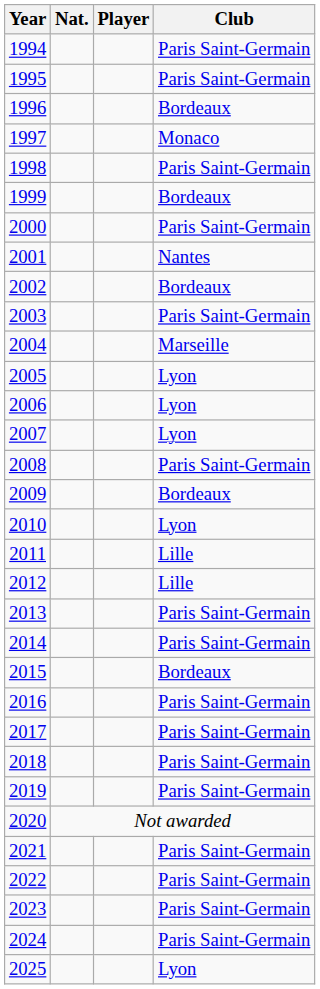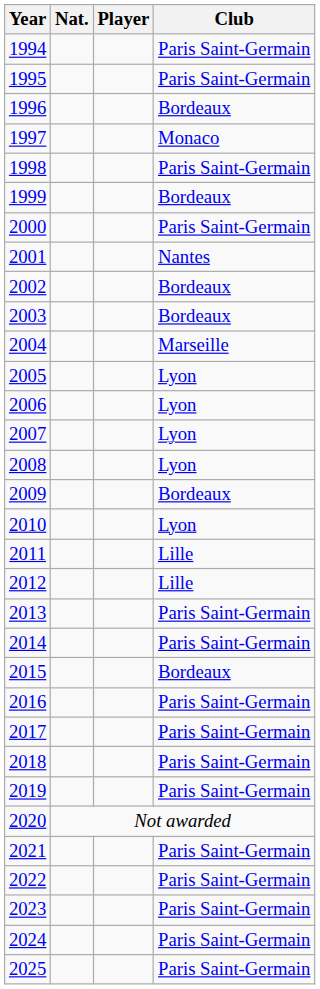(234, 316) Paris Saint-Germain -> (194, 316) Bordeaux
(234, 464) Paris Saint-Germain -> (177, 464) Lyon
(177, 969) Lyon -> (234, 969) Paris Saint-Germain
